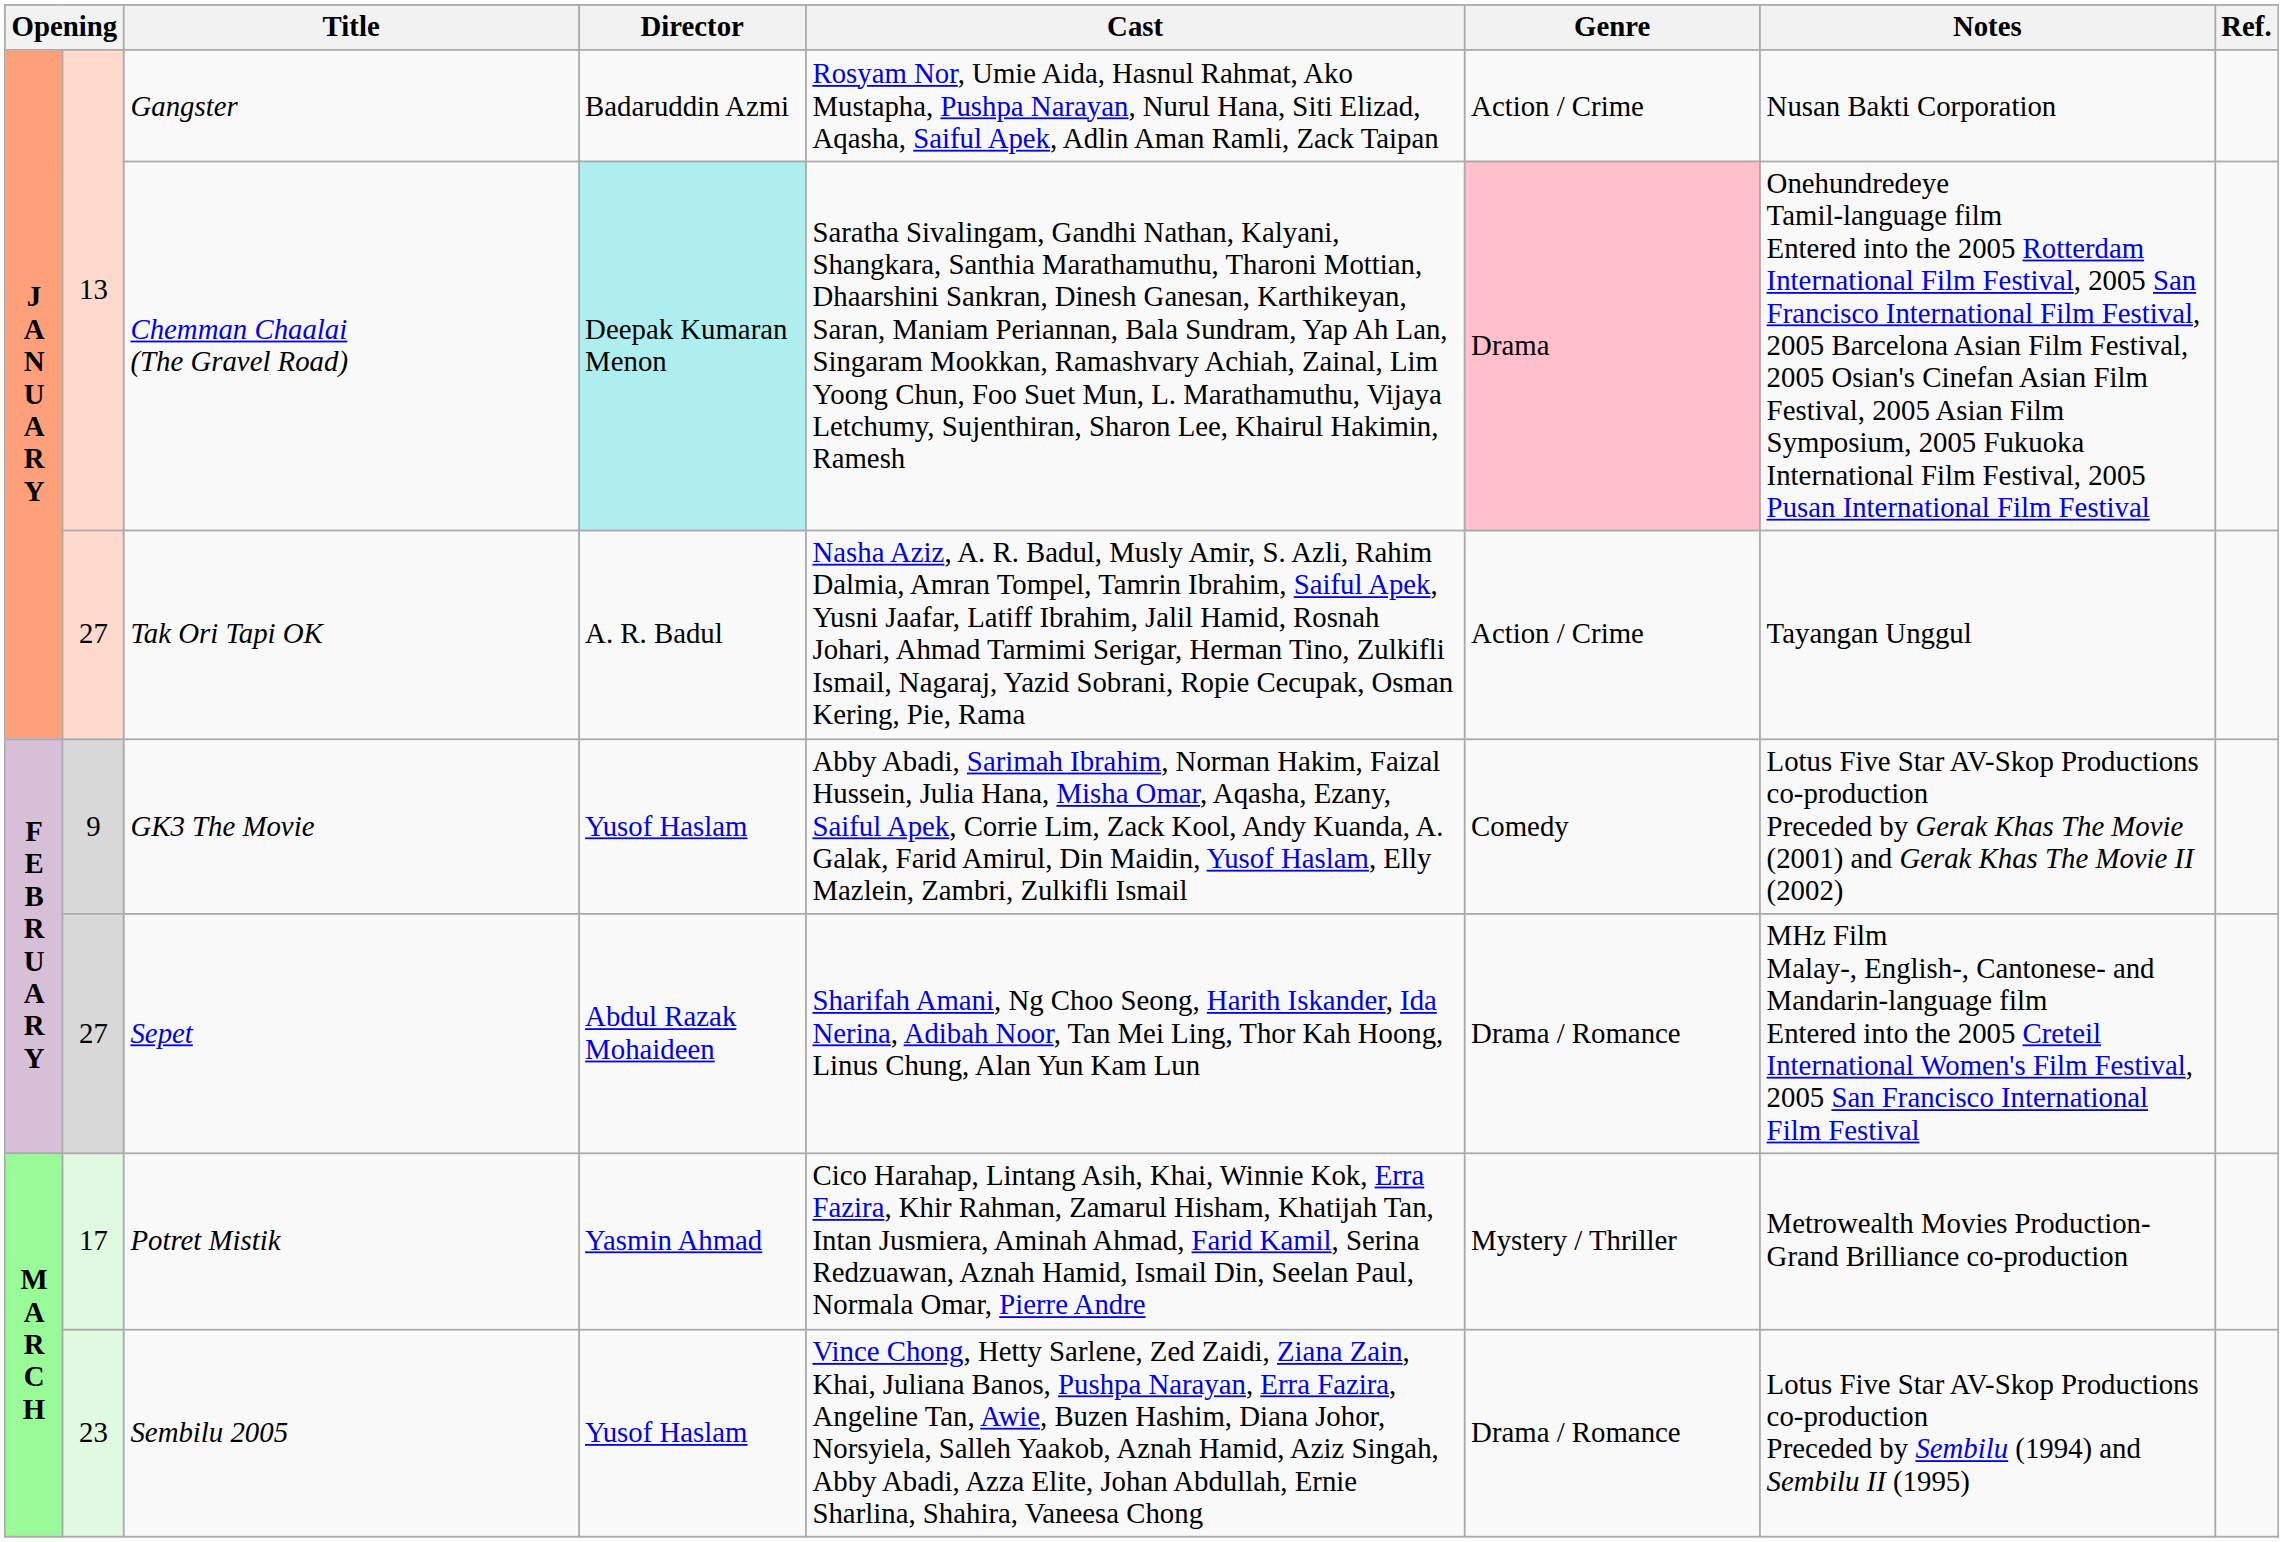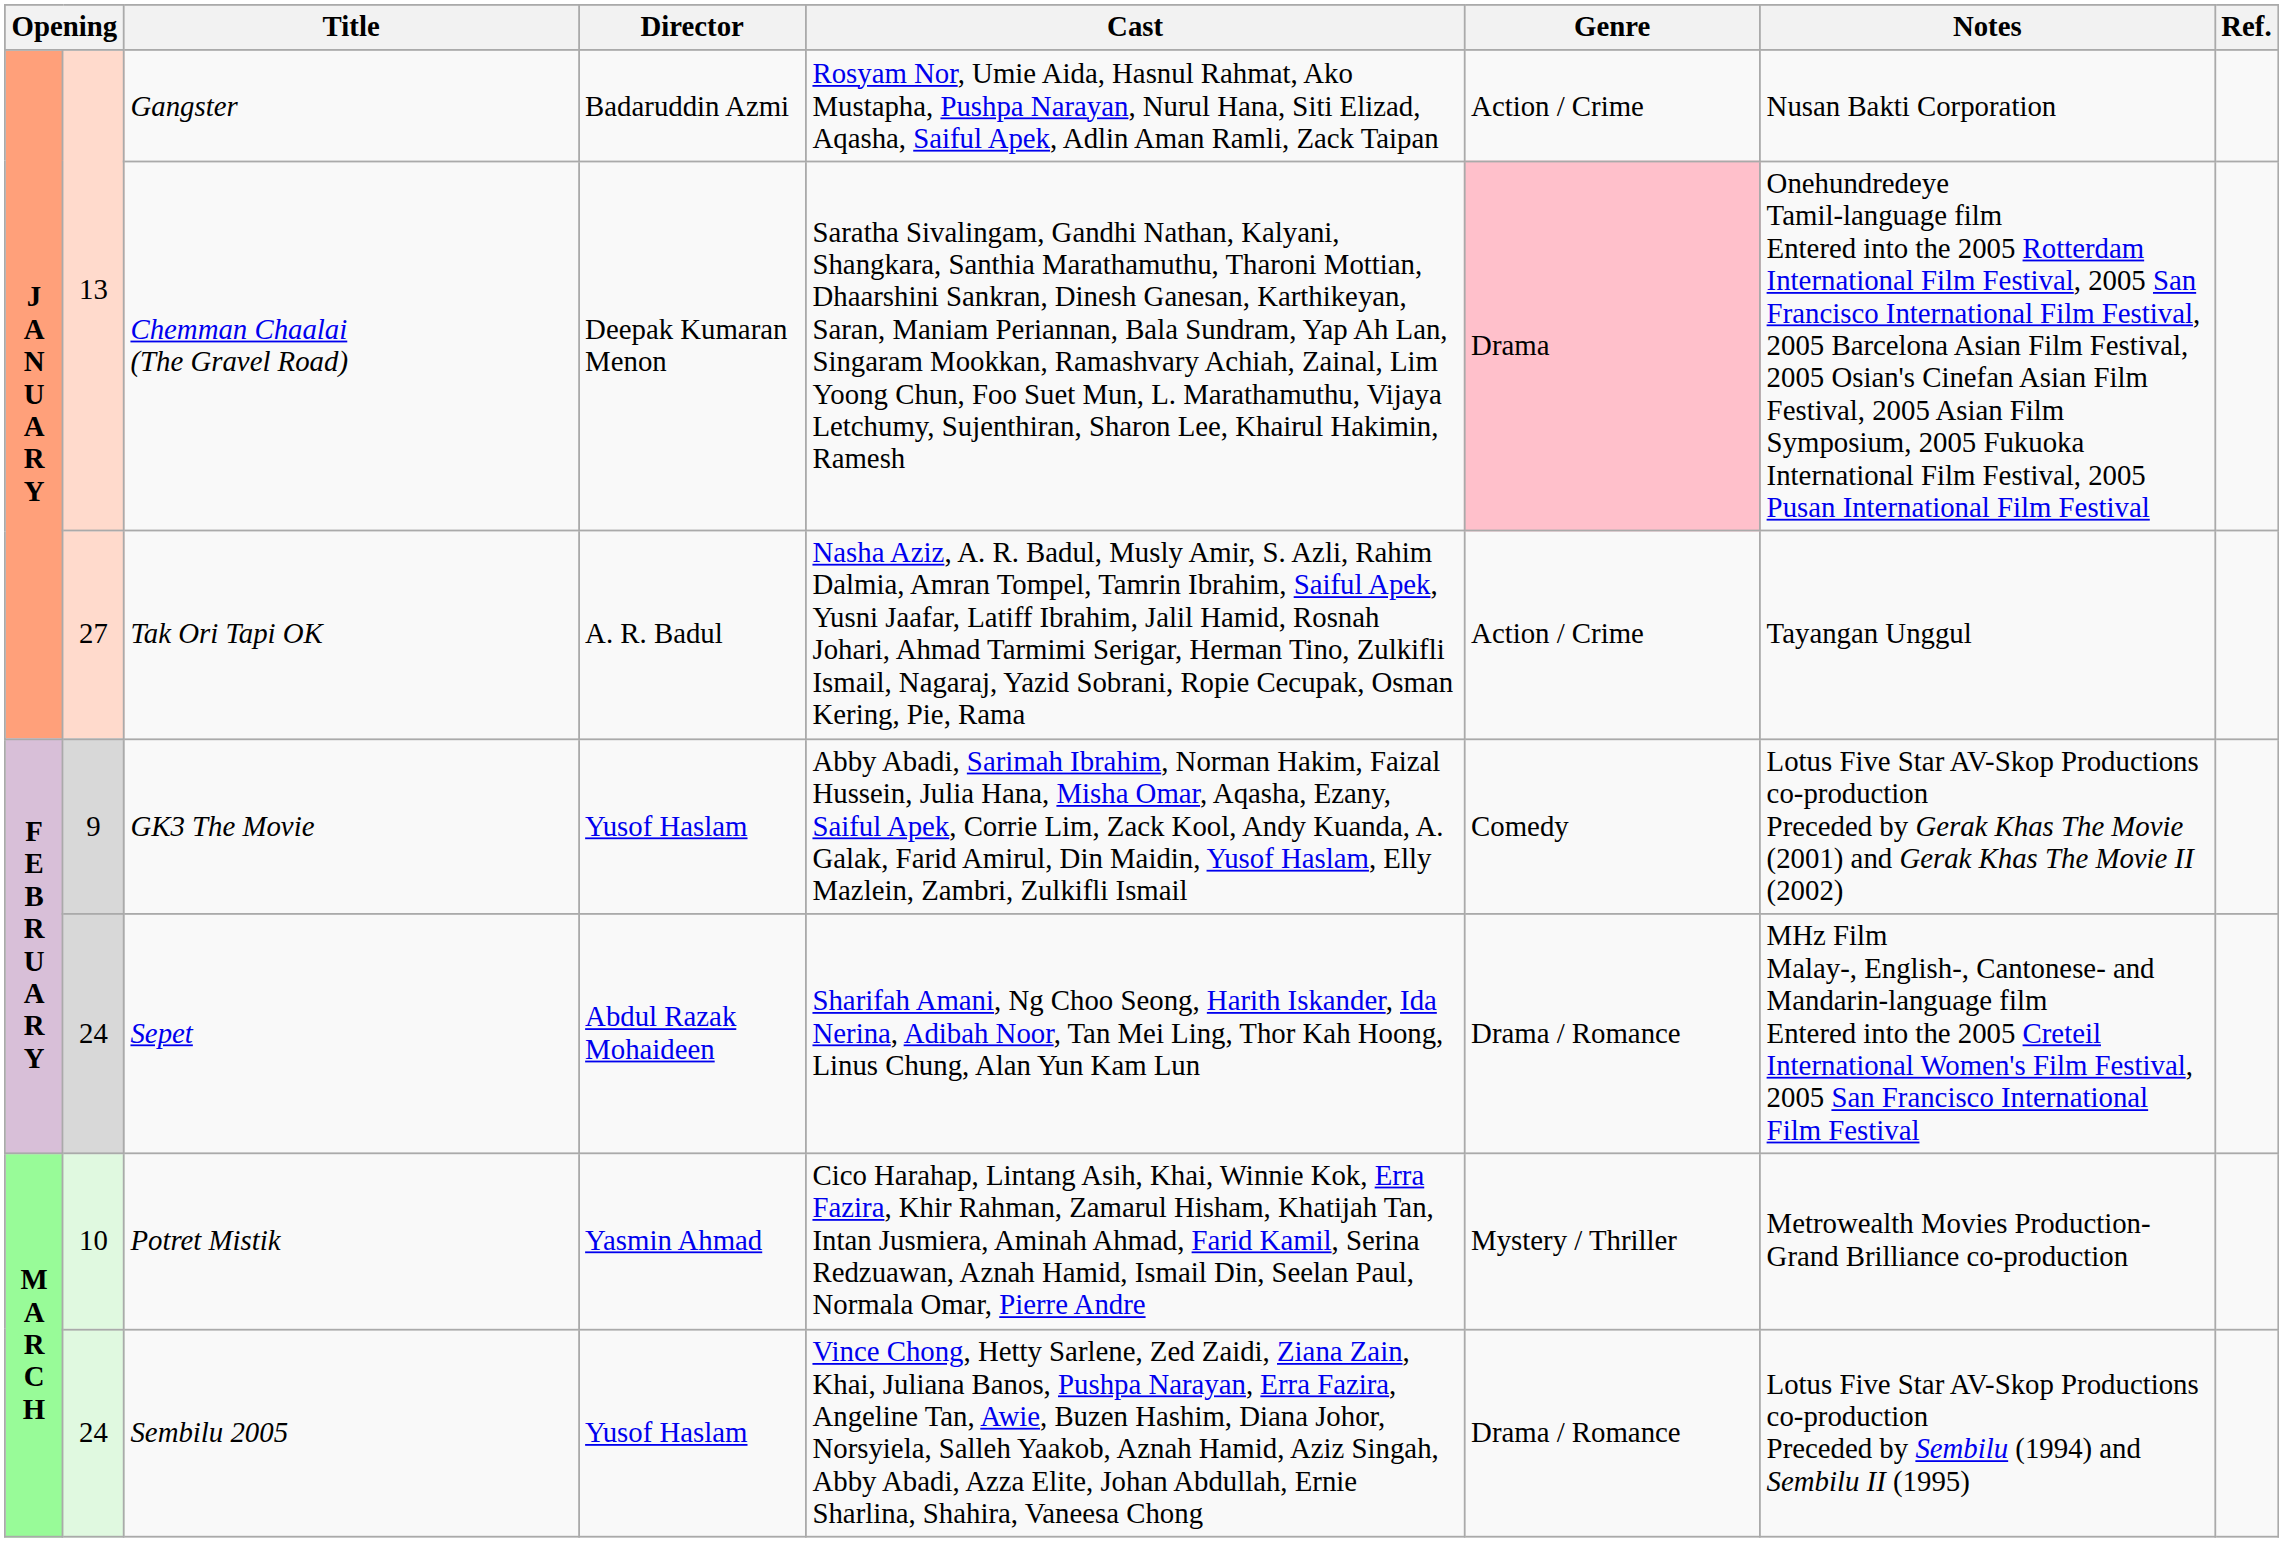(686, 345) paleturquoise background -> (686, 345) no background
(93, 1033) 27 -> (93, 1033) 24
(93, 1240) 17 -> (93, 1240) 10
(93, 1432) 23 -> (93, 1432) 24
